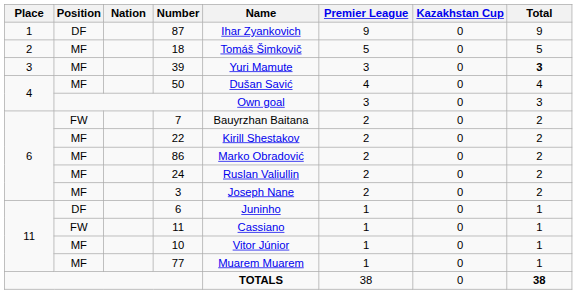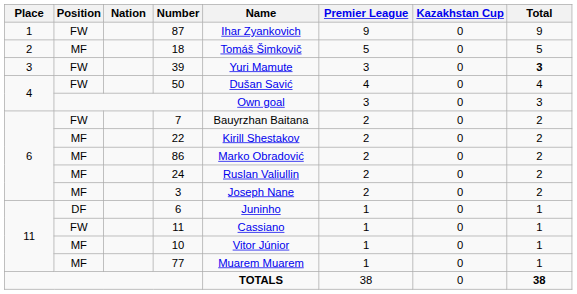(79, 31) DF -> (79, 31) FW
(79, 67) MF -> (79, 67) FW
(79, 85) MF -> (79, 85) FW
